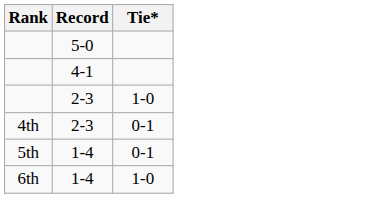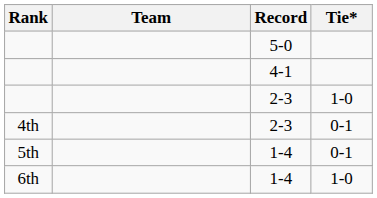+ column: (151, 17)
